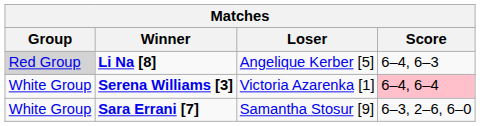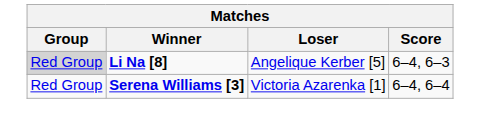(50, 86) White Group -> (66, 86) Red Group
(410, 86) pink background -> (421, 86) no background
- row: (148, 109)
